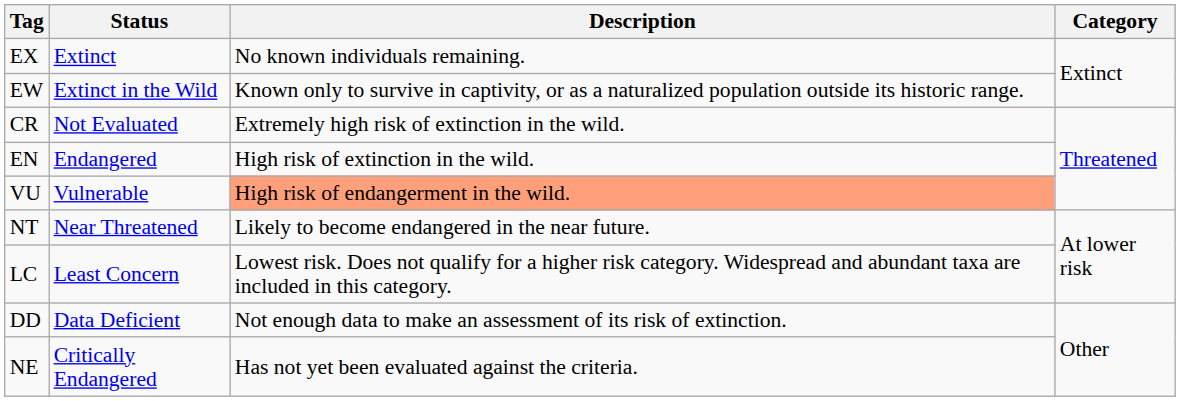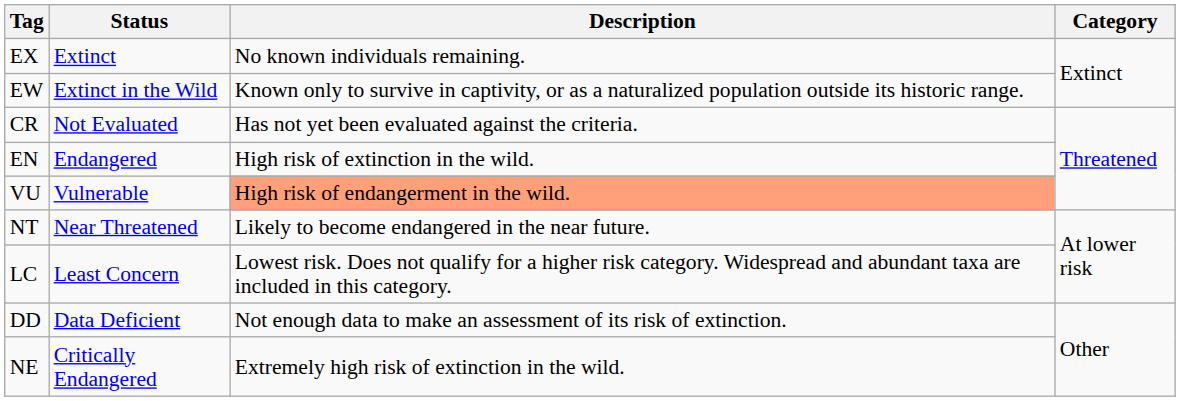(430, 124) Extremely high risk of extinction in the wild. -> (436, 124) Has not yet been evaluated against the criteria.
(436, 366) Has not yet been evaluated against the criteria. -> (430, 366) Extremely high risk of extinction in the wild.
